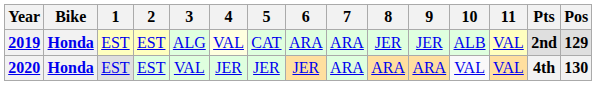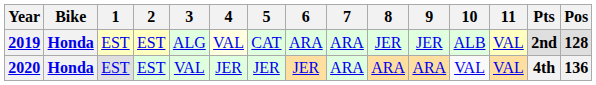(576, 42) 129 -> (576, 42) 128
(576, 67) 130 -> (576, 67) 136
